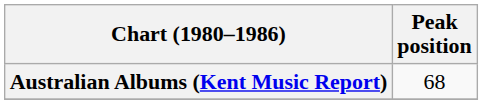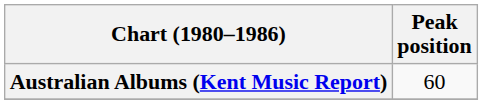(435, 81) 68 -> (435, 81) 60
